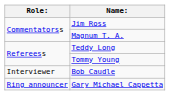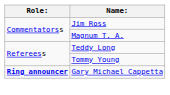- row: (93, 72)
(37, 84) normal -> (37, 72) bold
